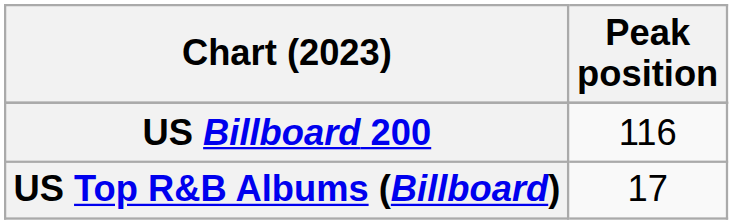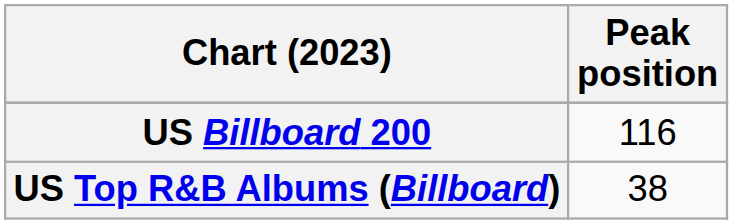(648, 189) 17 -> (648, 189) 38
